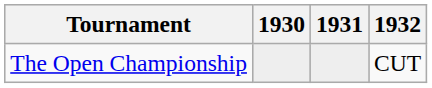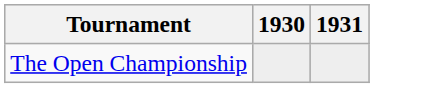- column: (397, 24)
